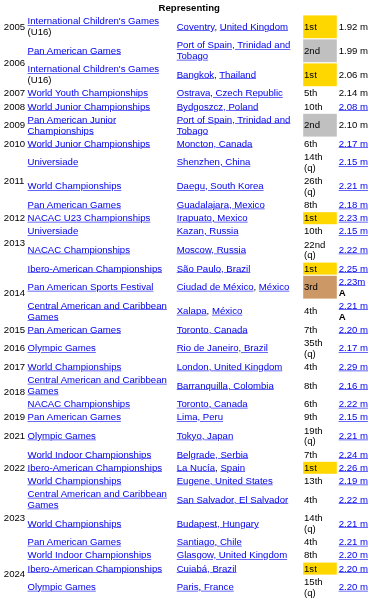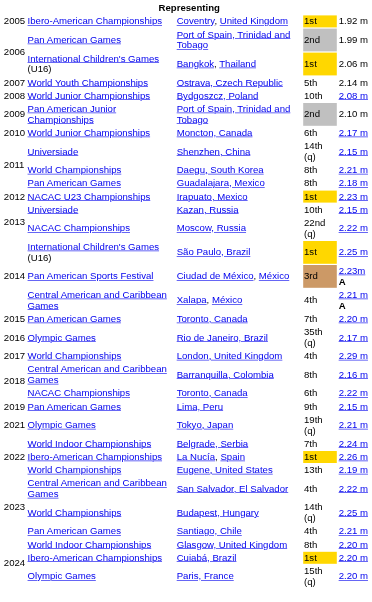(93, 26) International Children's Games (U16) -> (95, 21) Ibero-American Championships
(313, 186) 26th (q) -> (311, 170) 8th
(95, 268) Ibero-American Championships -> (93, 252) International Children's Games (U16)
(353, 523) 2.21 m -> (353, 513) 2.25 m
